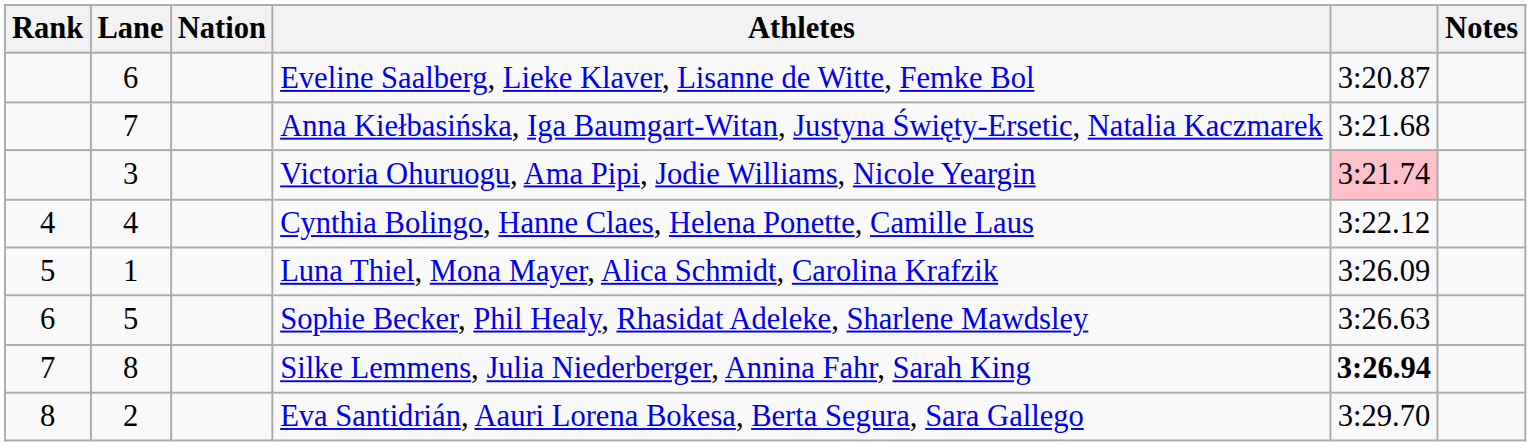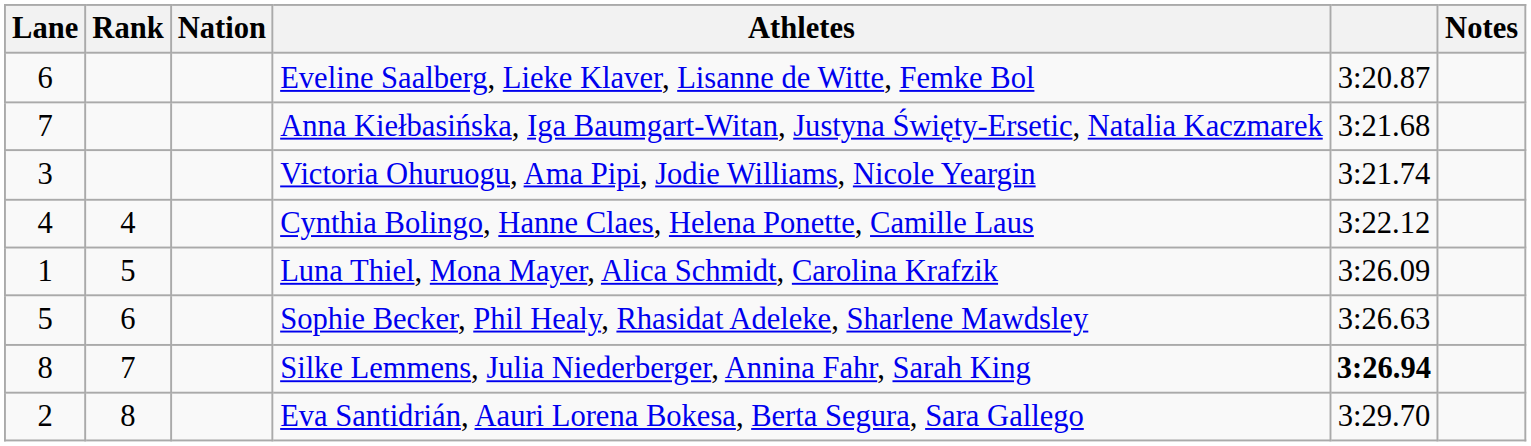columns swapped: (48, 28) <-> (131, 28)
(1384, 174) pink background -> (1384, 174) no background
